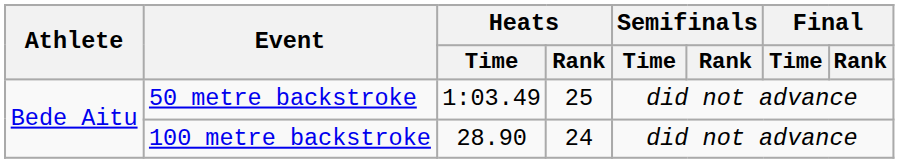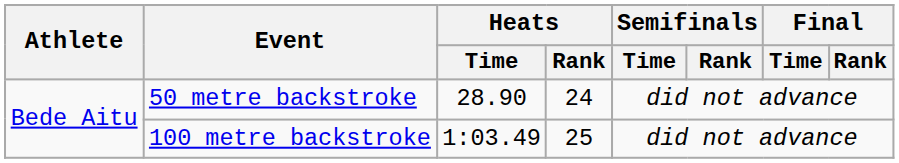(492, 99) 1:03.49 -> (492, 99) 28.90
(579, 99) 25 -> (579, 99) 24
(492, 139) 28.90 -> (492, 139) 1:03.49
(579, 139) 24 -> (579, 139) 25
